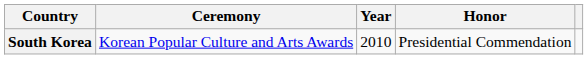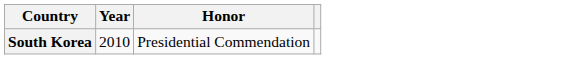- column: (226, 16)
